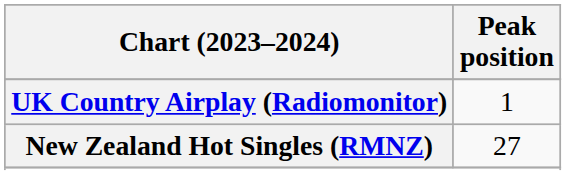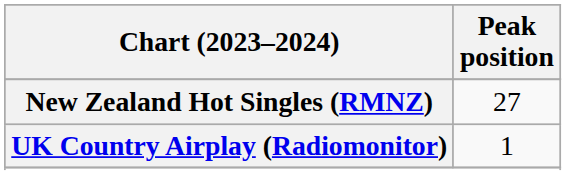rows swapped: (229, 145) <-> (229, 101)
